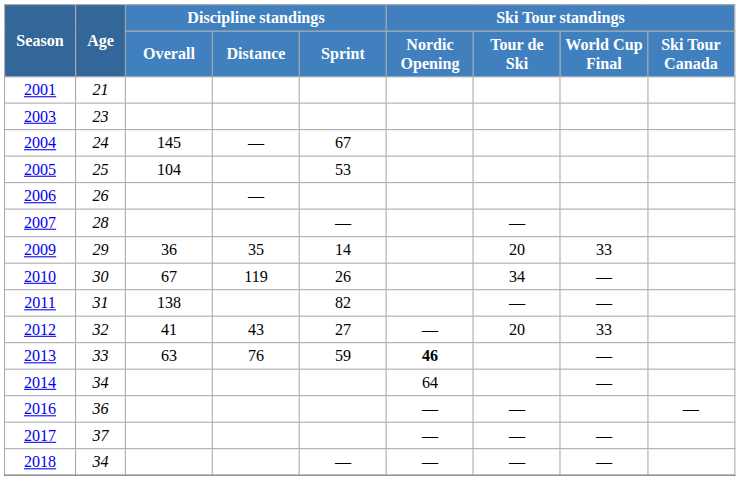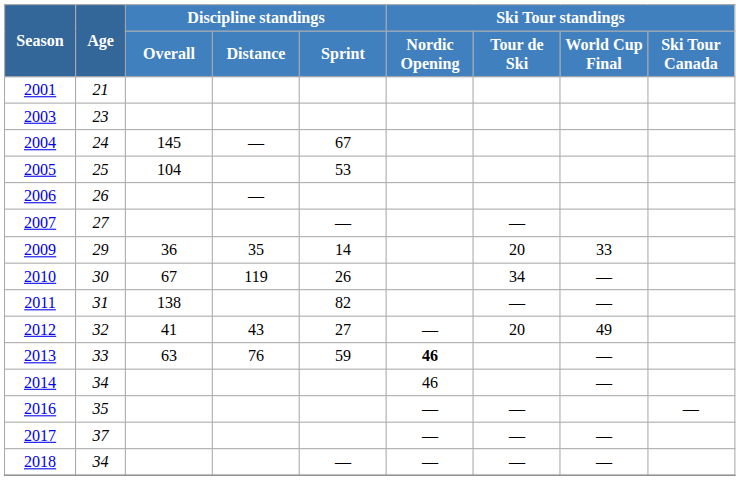(101, 223) 28 -> (101, 223) 27
(604, 329) 33 -> (604, 329) 49
(430, 382) 64 -> (430, 382) 46
(101, 408) 36 -> (101, 408) 35
